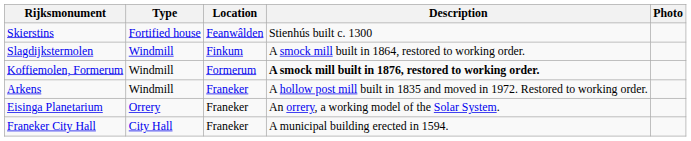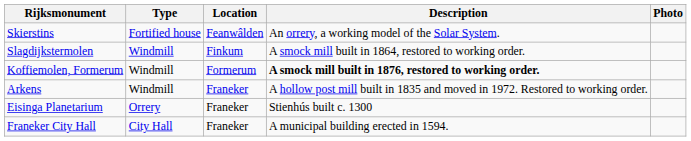(321, 32) Stienhús built c. 1300 -> (384, 32) An orrery, a working model of the Solar System.
(384, 107) An orrery, a working model of the Solar System. -> (321, 107) Stienhús built c. 1300
